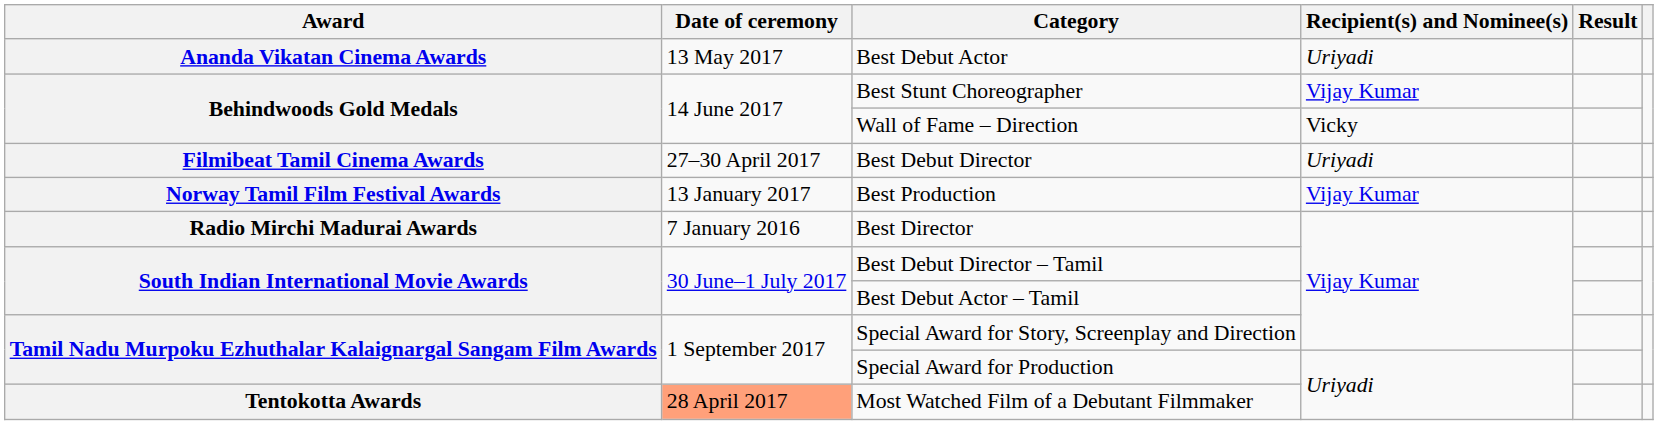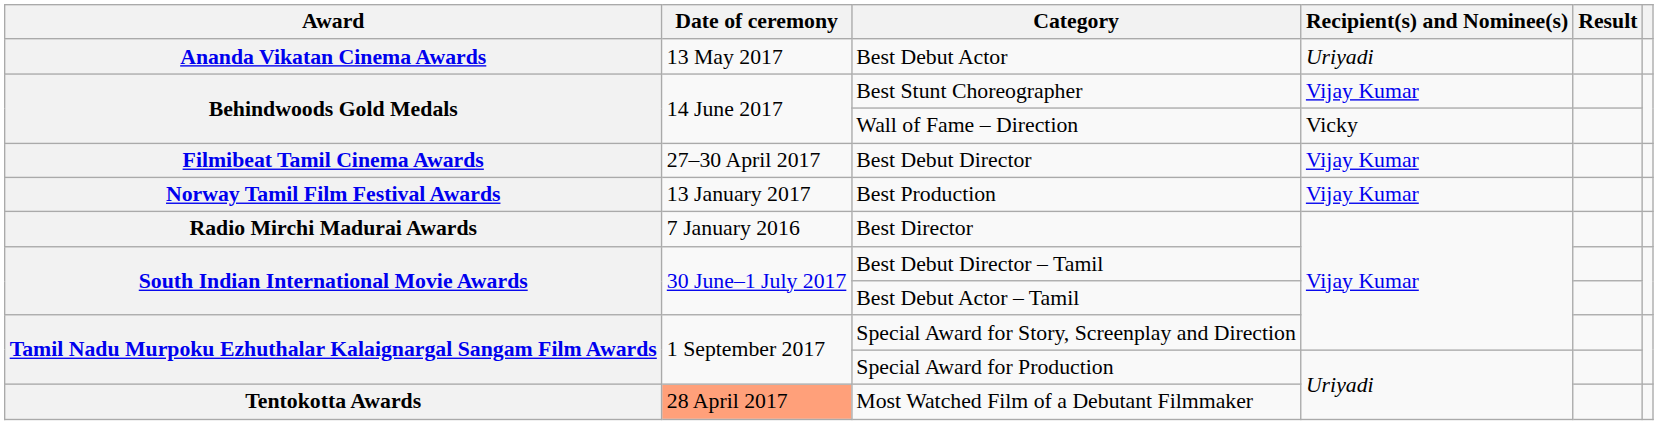(1340, 159) Uriyadi -> (1362, 159) Vijay Kumar
